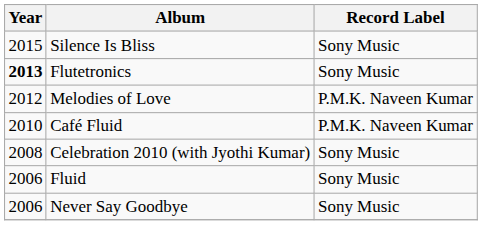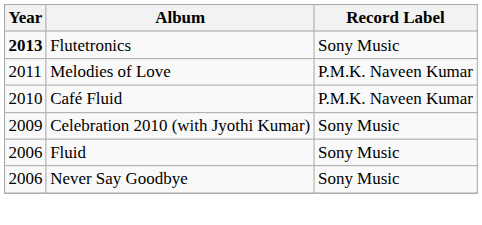- row: (102, 44)
(25, 98) 2012 -> (25, 71) 2011
(25, 152) 2008 -> (25, 125) 2009
